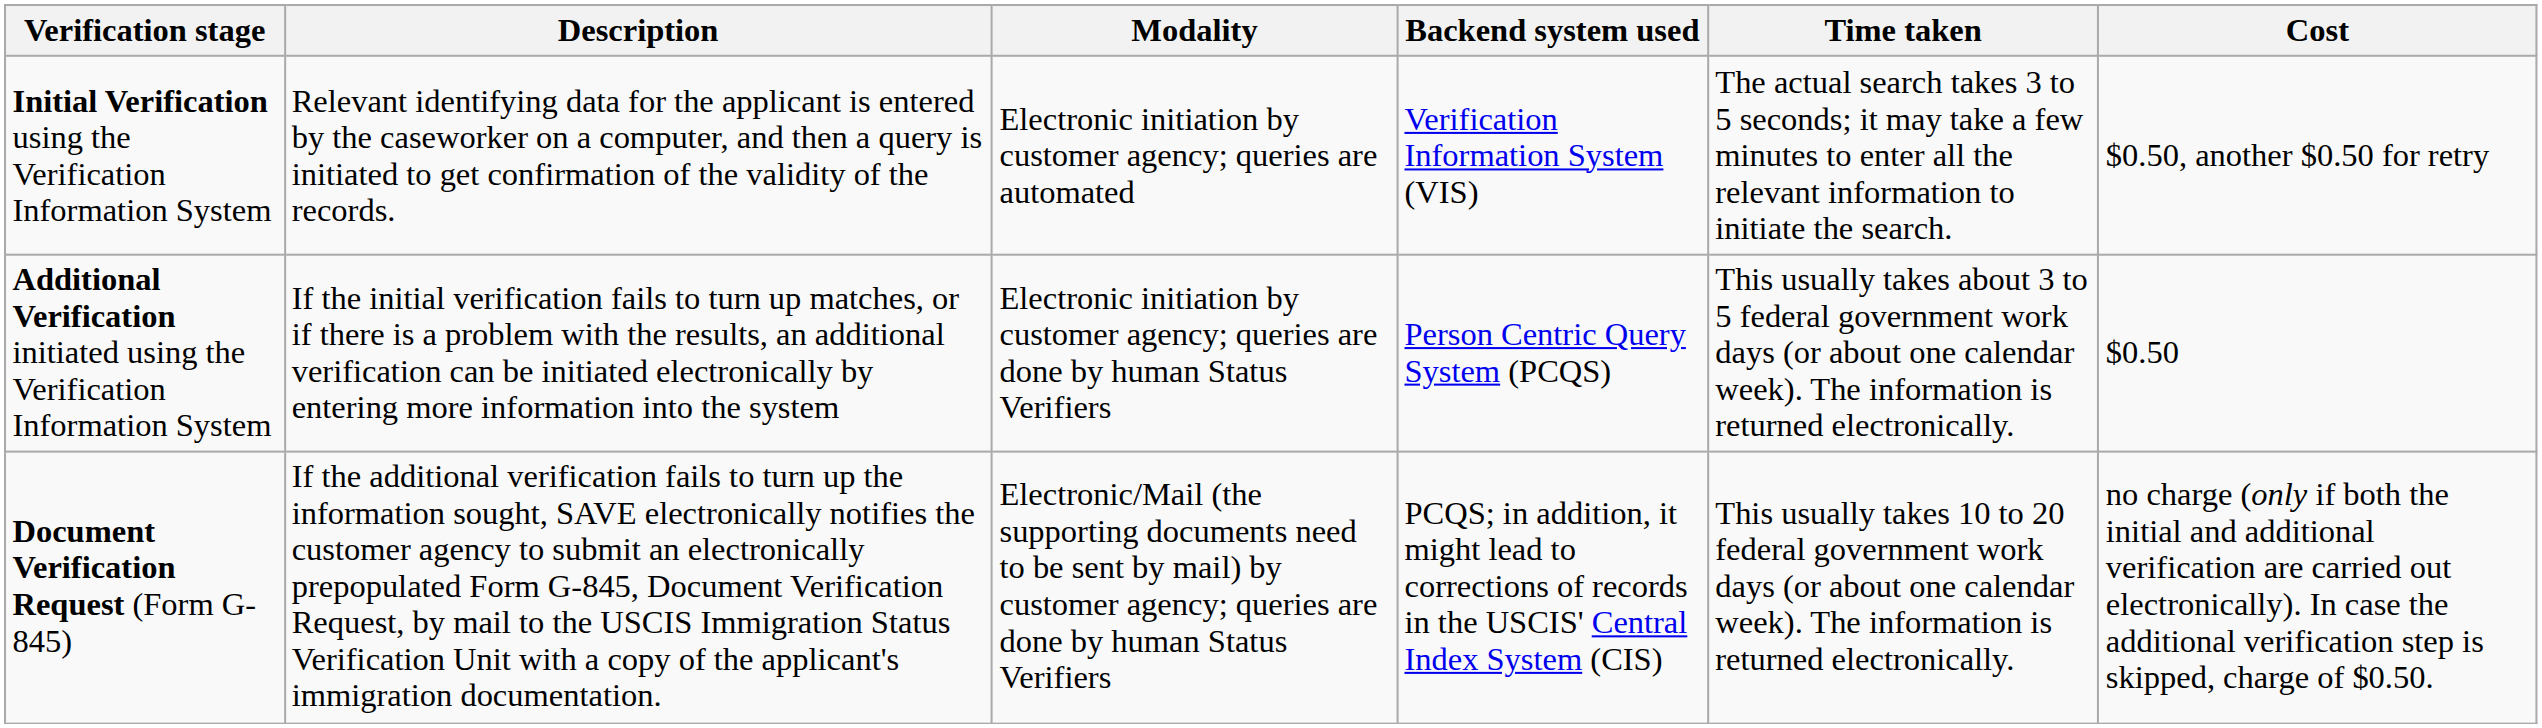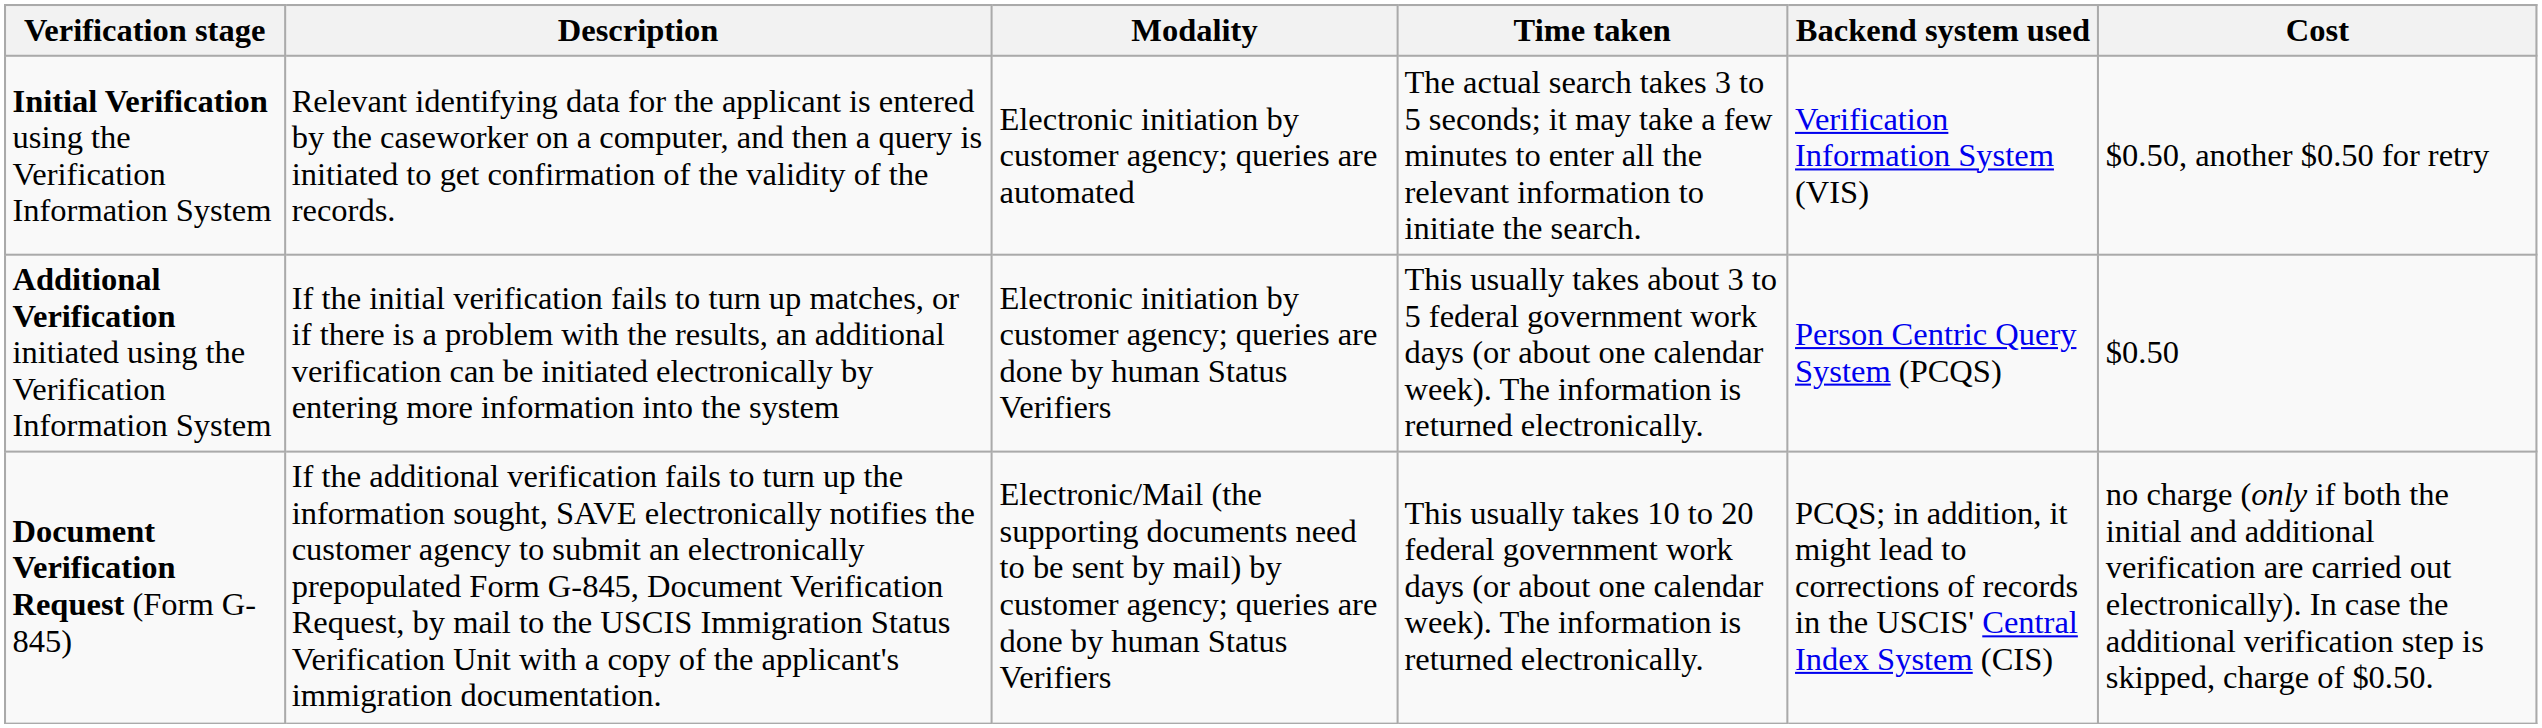columns swapped: (1552, 30) <-> (1903, 30)
